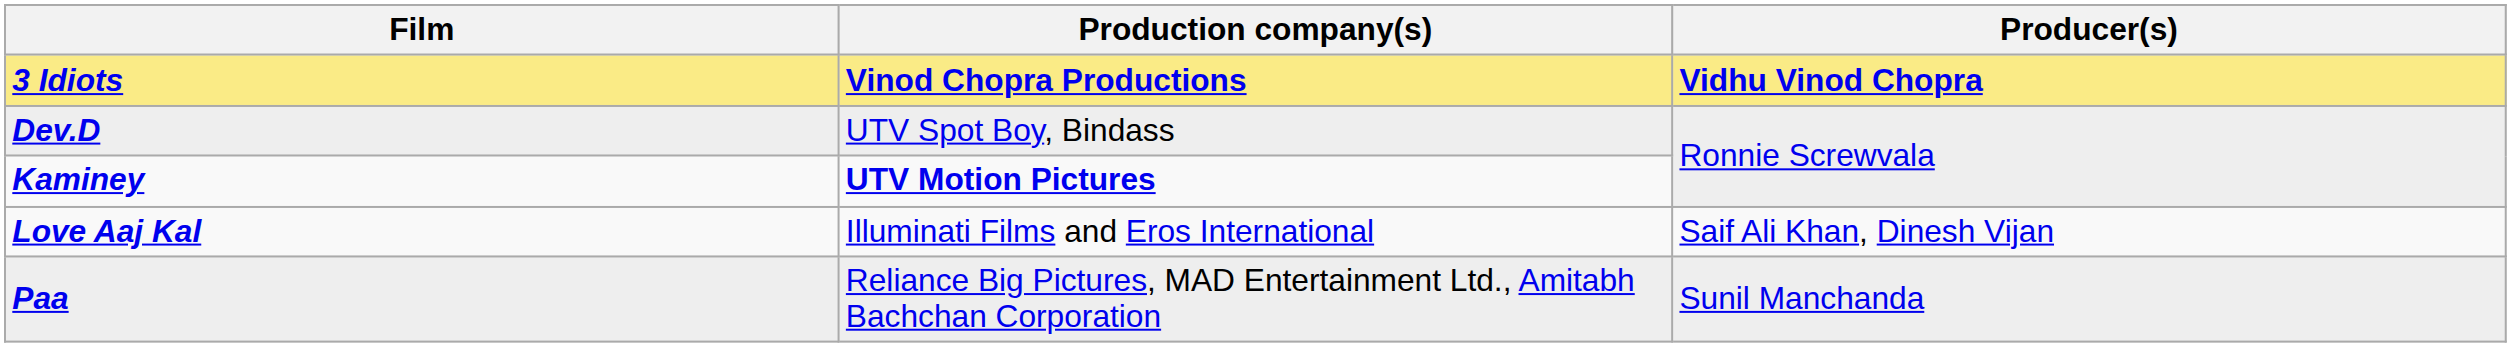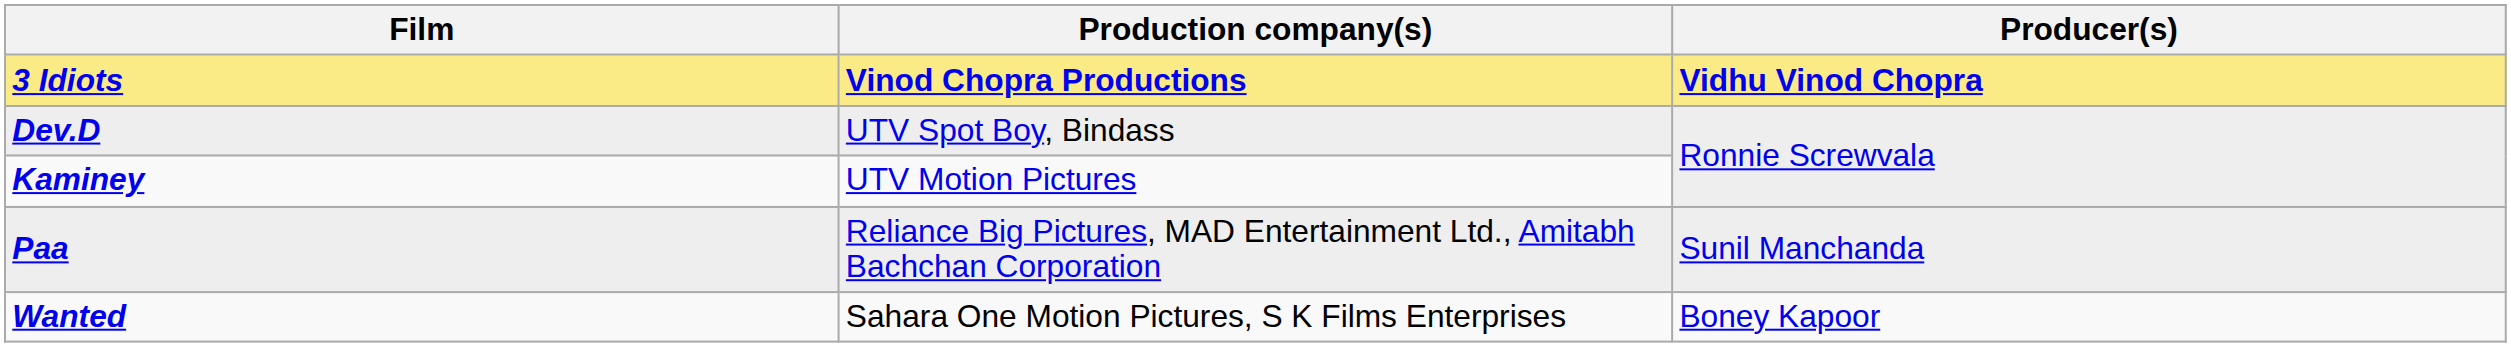(1001, 180) bold -> (991, 180) normal
- row: (107, 230)
+ row: (69, 316)
